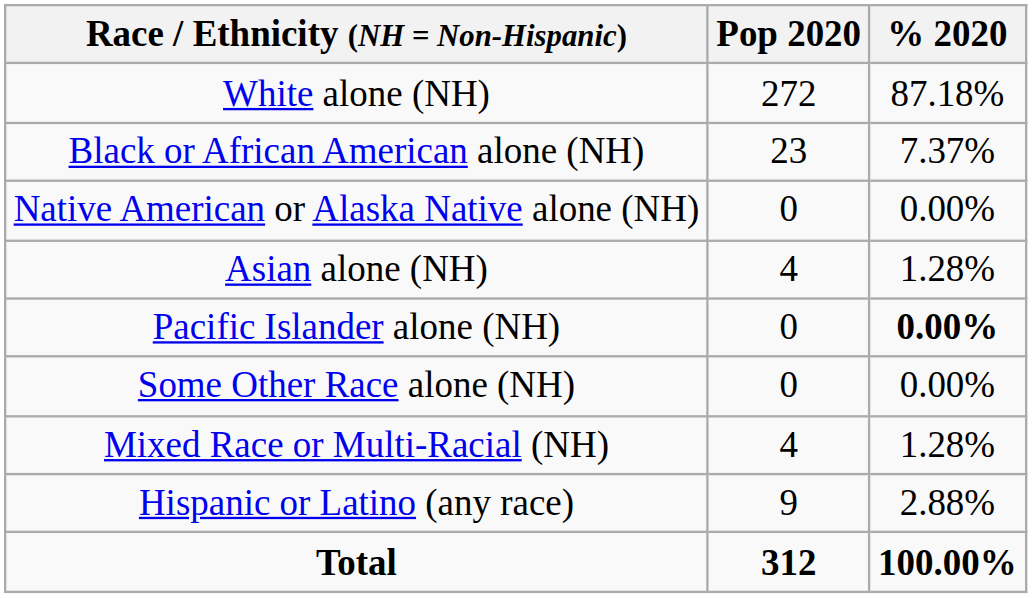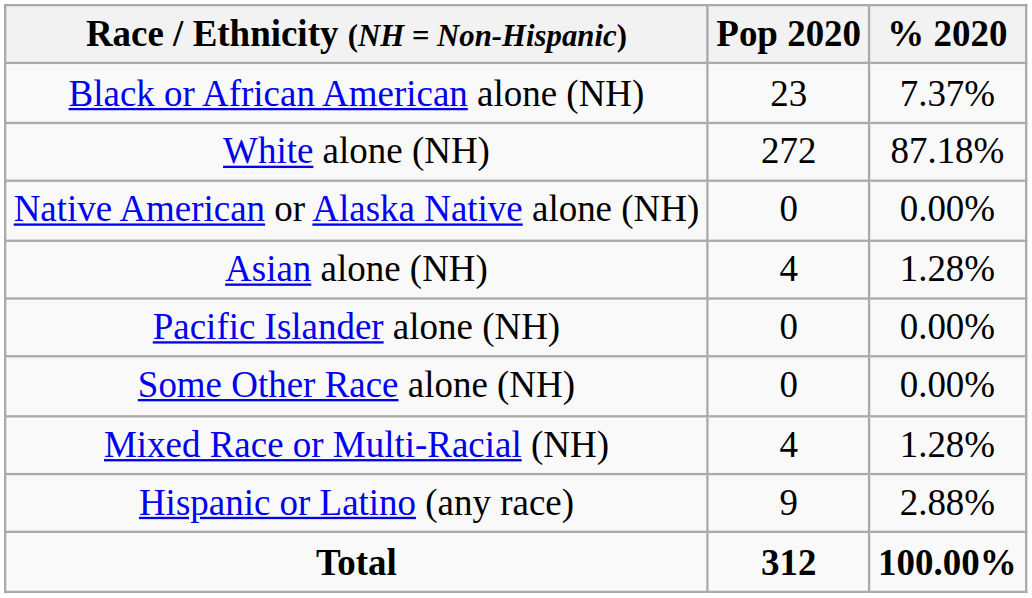rows swapped: (356, 92) <-> (356, 151)
(947, 326) bold -> (947, 326) normal
